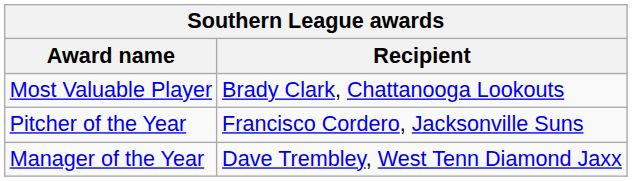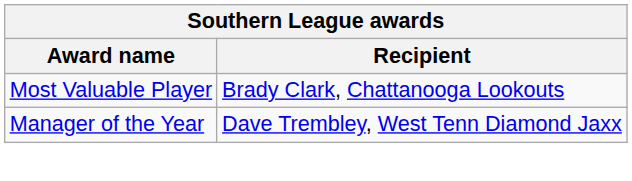- row: (98, 124)
